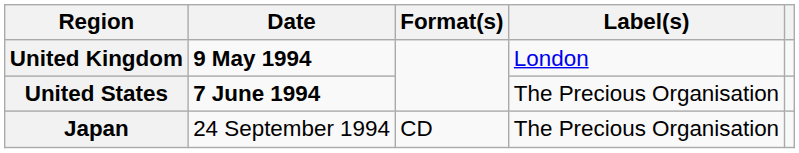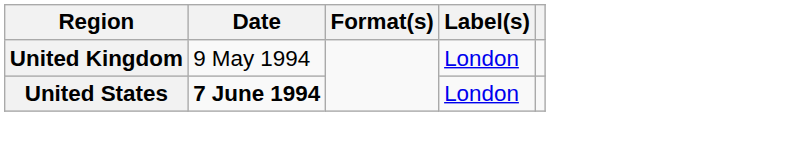(252, 57) bold -> (252, 57) normal
(646, 93) The Precious Organisation -> (481, 93) London
- row: (96, 128)
